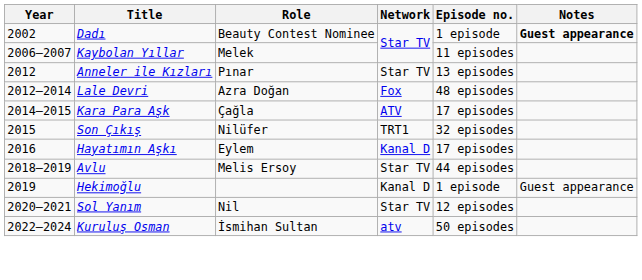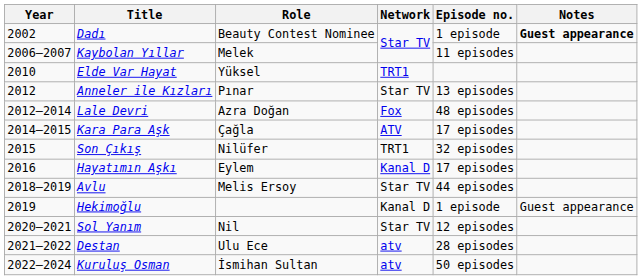+ row: (127, 72)
+ row: (98, 245)
